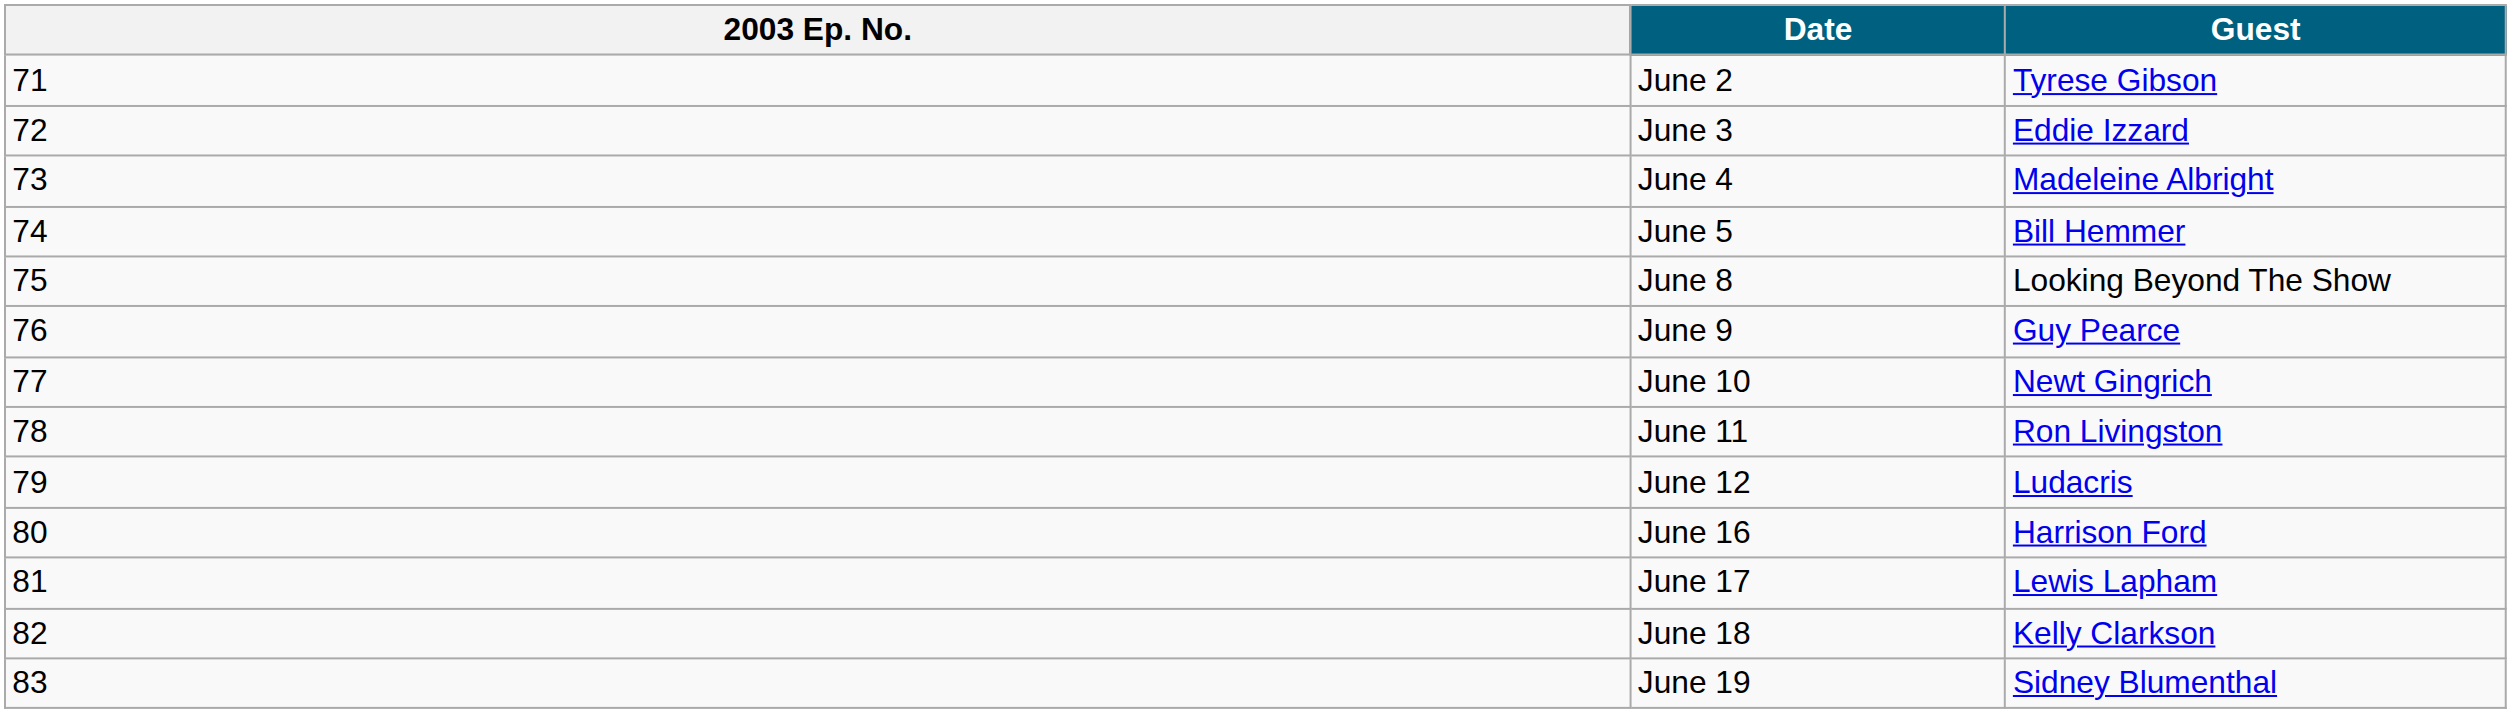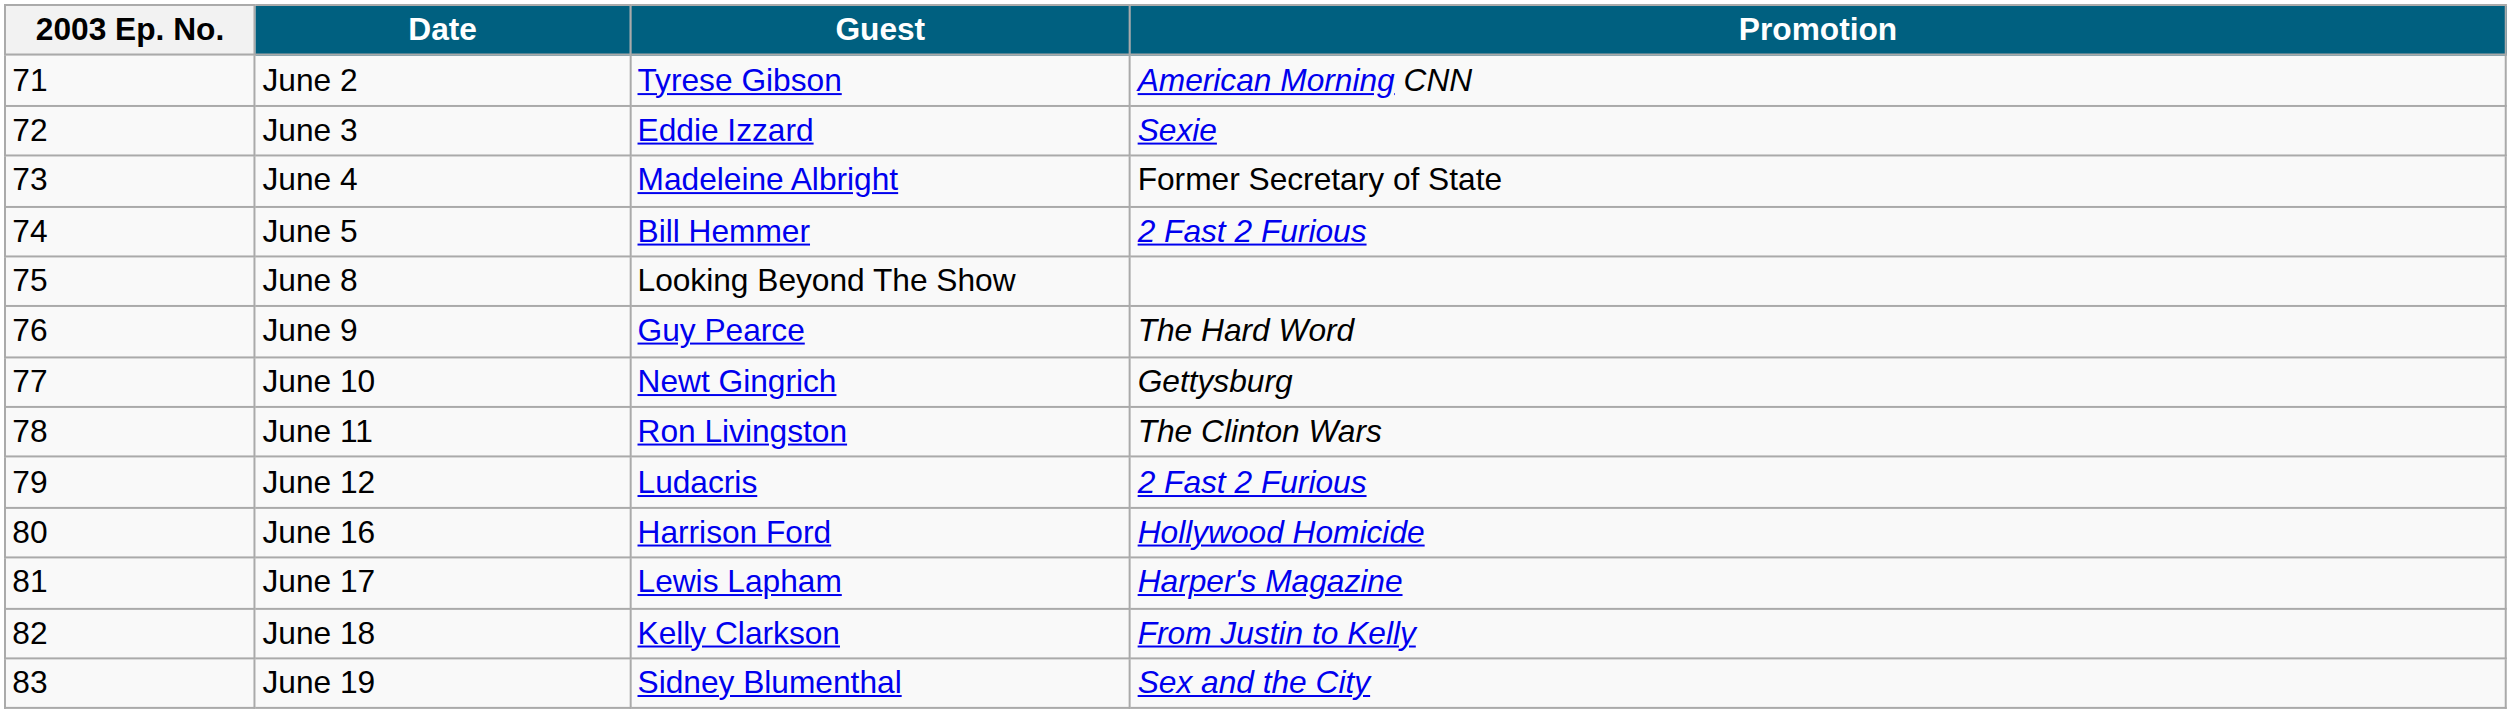+ column: (1818, 29)
